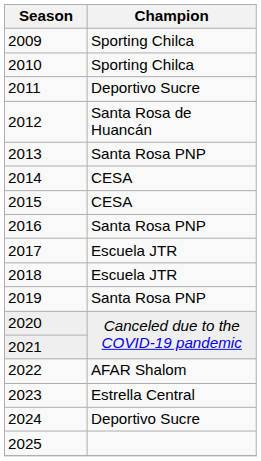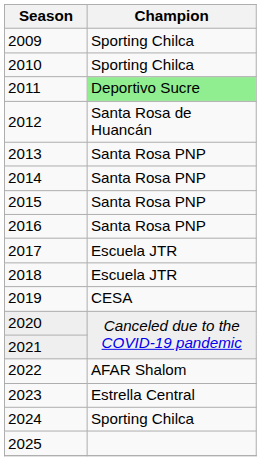(145, 88) no background -> (145, 88) lightgreen background
(112, 178) CESA -> (148, 178) Santa Rosa PNP
(112, 202) CESA -> (148, 202) Santa Rosa PNP
(148, 298) Santa Rosa PNP -> (112, 298) CESA
(145, 419) Deportivo Sucre -> (143, 419) Sporting Chilca
